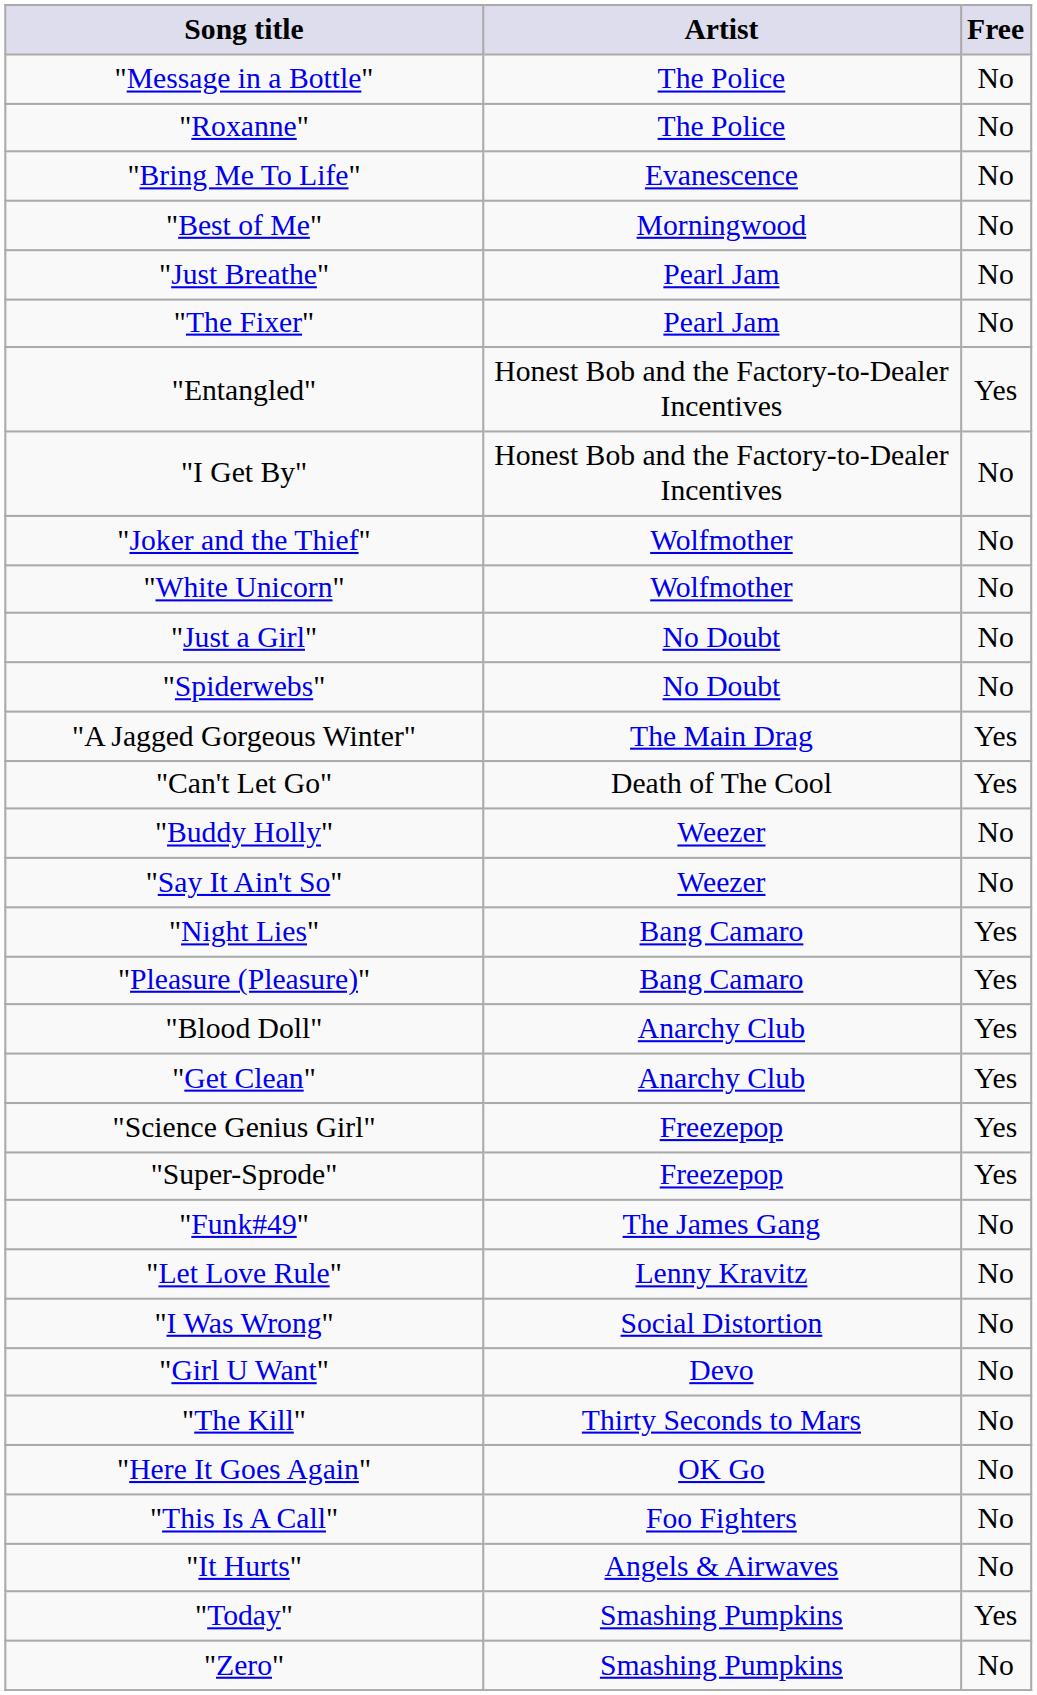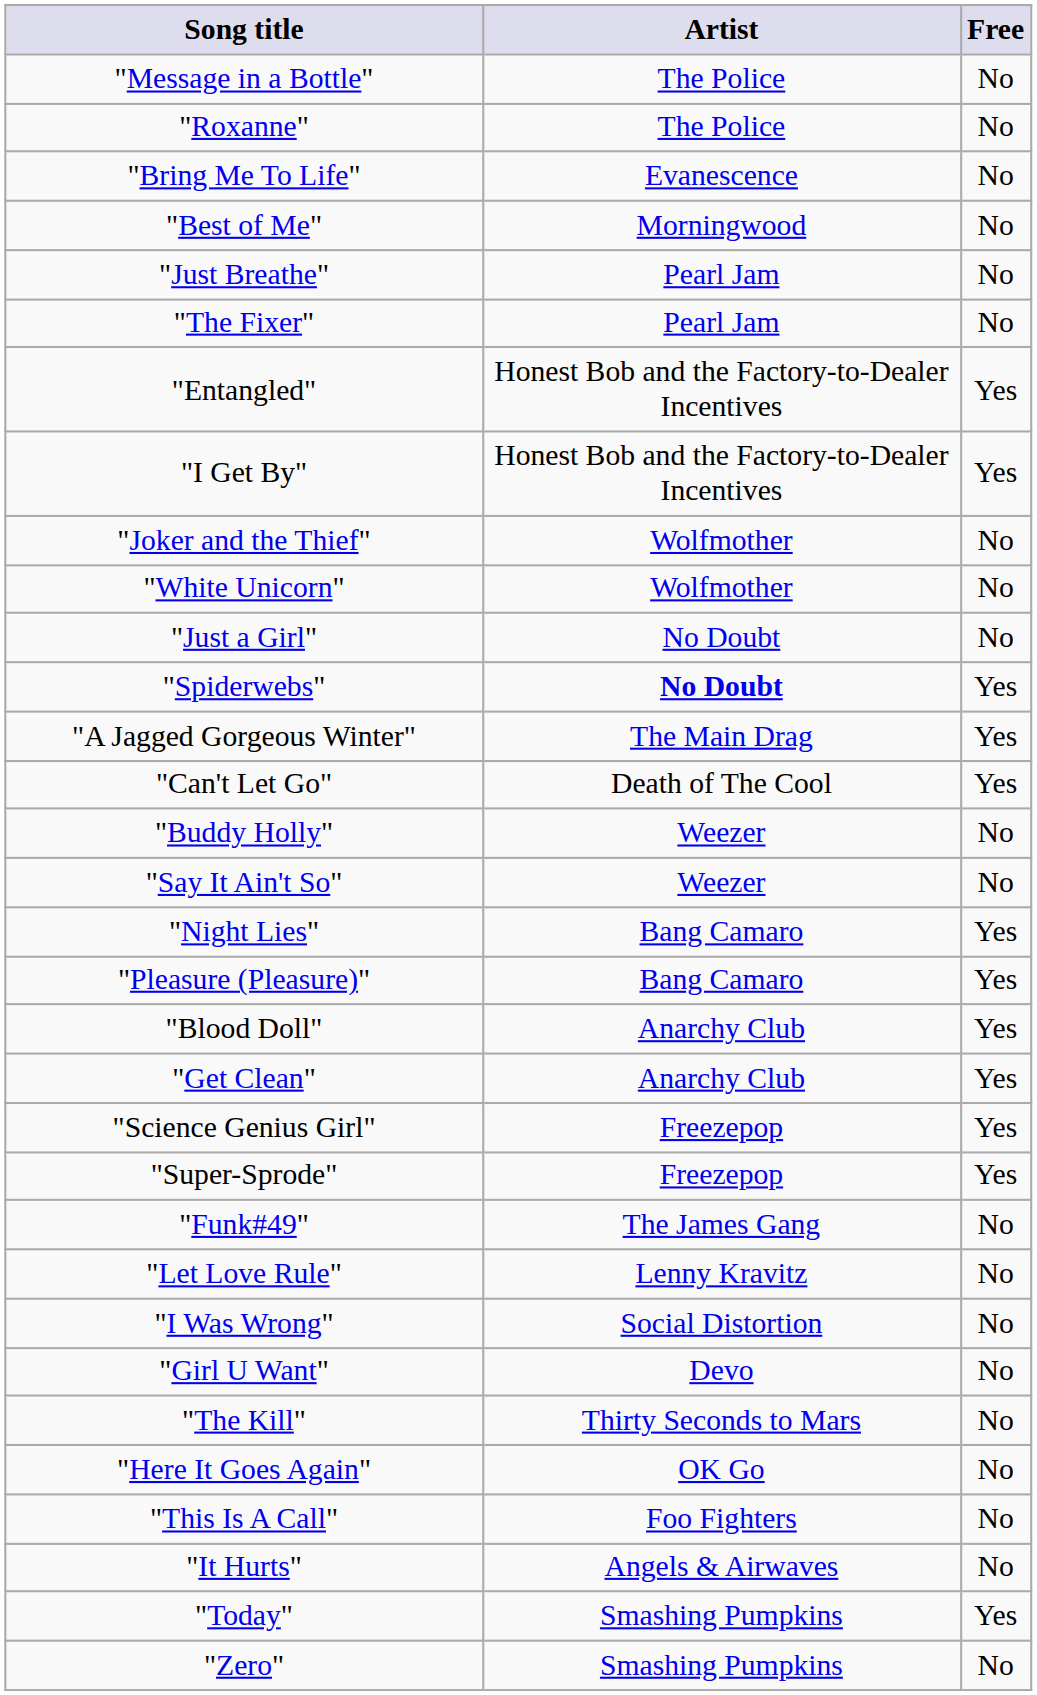(996, 472) No -> (996, 472) Yes
(721, 686) normal -> (721, 686) bold
(996, 686) No -> (996, 686) Yes
